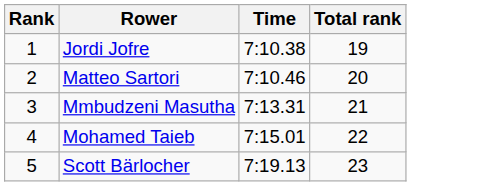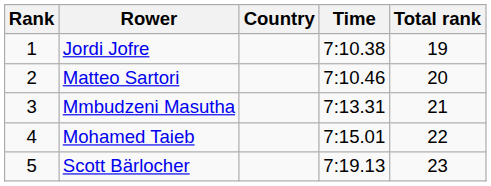+ column: (279, 19)
